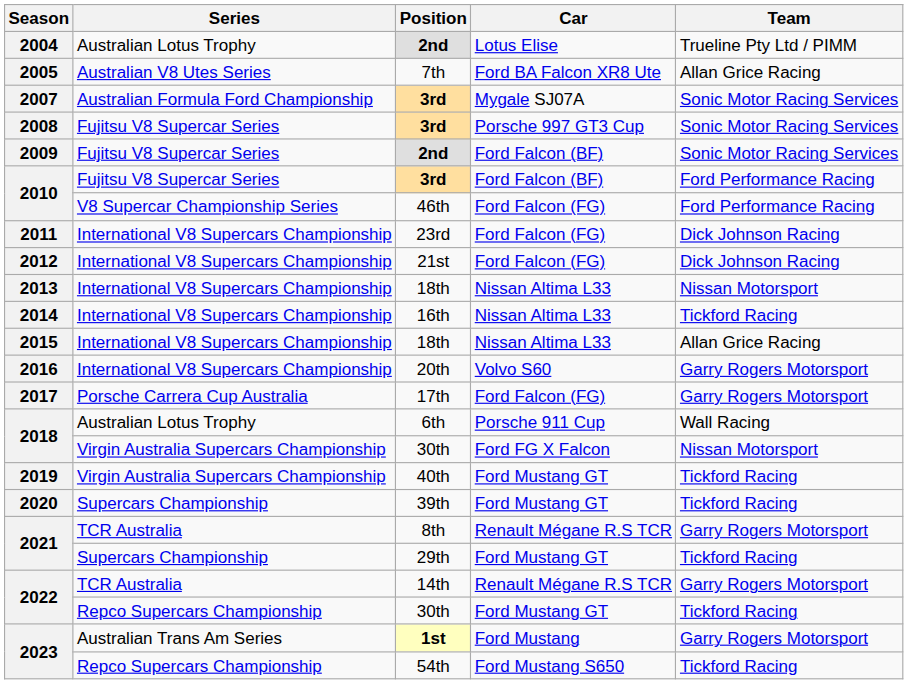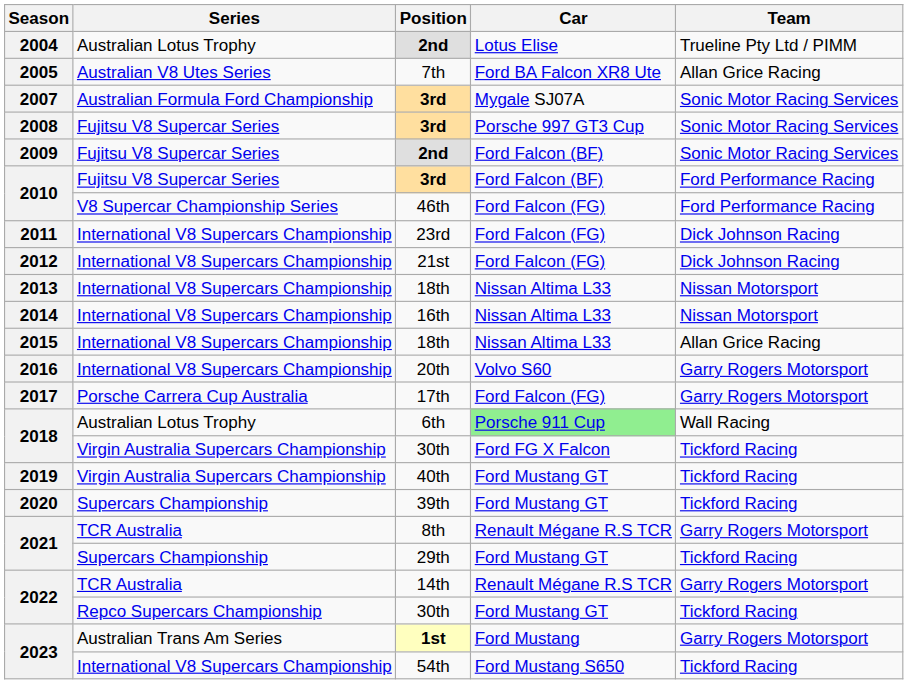(739, 315) Tickford Racing -> (749, 315) Nissan Motorsport
(540, 422) no background -> (540, 422) lightgreen background
(749, 449) Nissan Motorsport -> (739, 449) Tickford Racing
(199, 665) Repco Supercars Championship -> (234, 665) International V8 Supercars Championship
